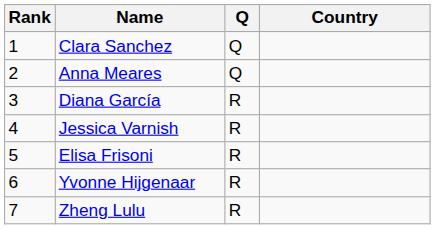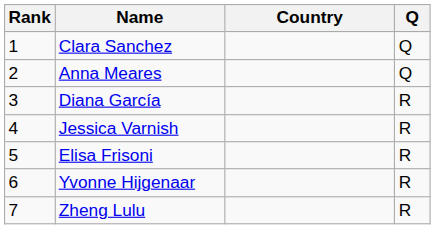columns swapped: (345, 18) <-> (242, 18)
